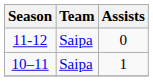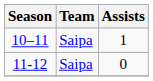rows swapped: (30, 64) <-> (30, 40)
